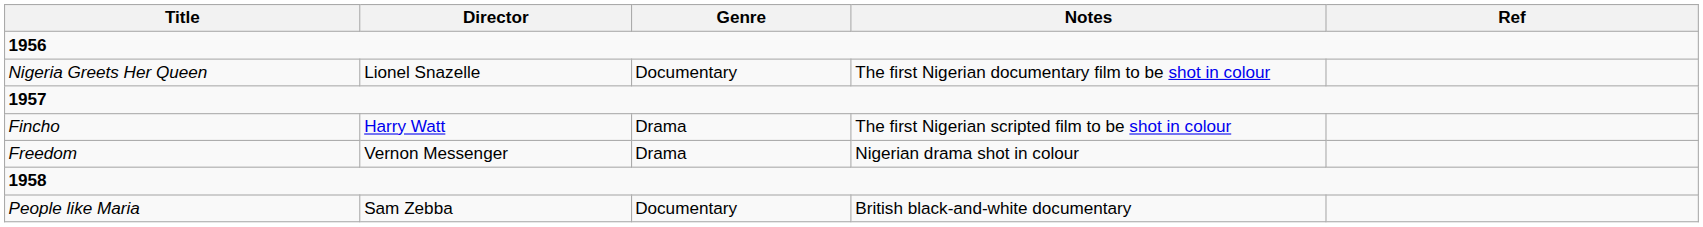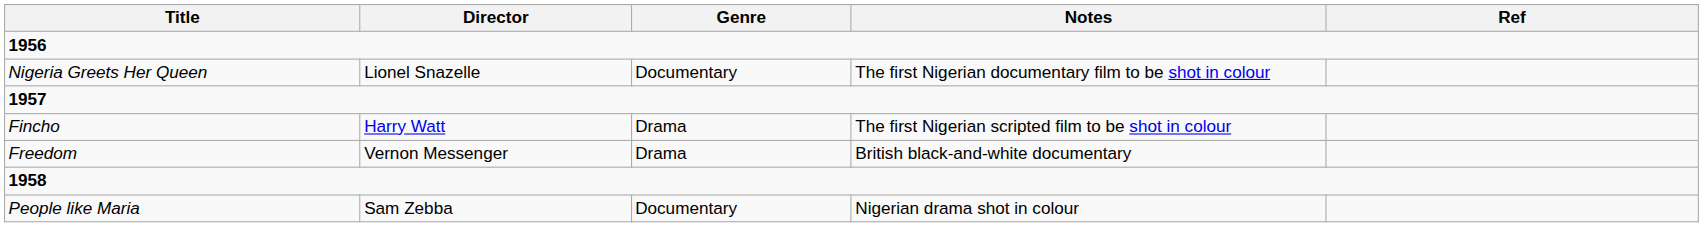(967, 153) Nigerian drama shot in colour -> (993, 153) British black-and-white documentary
(993, 208) British black-and-white documentary -> (967, 208) Nigerian drama shot in colour
